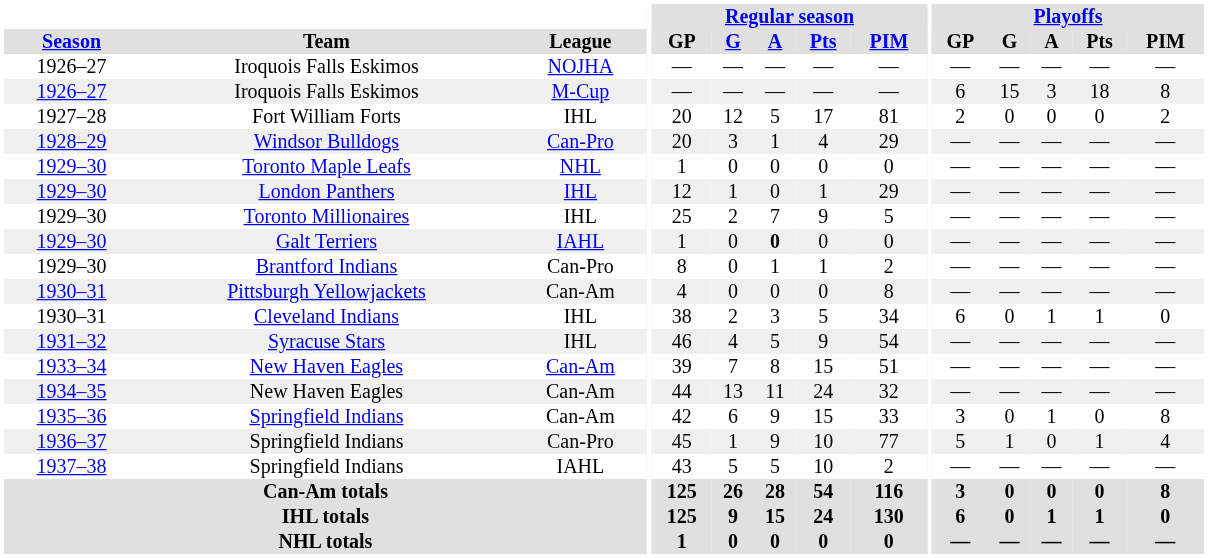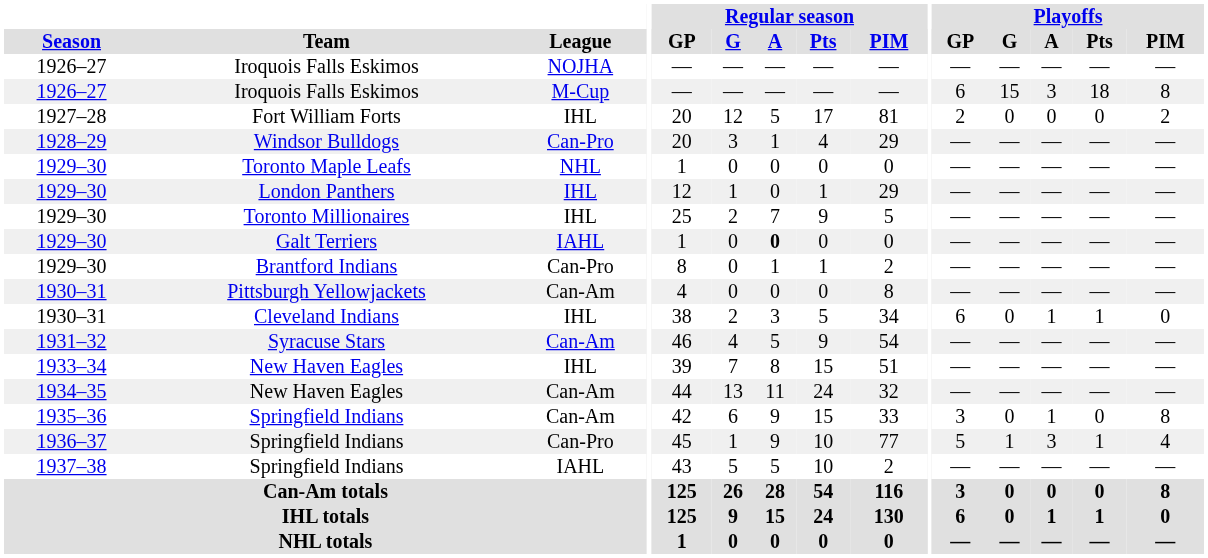(580, 341) IHL -> (580, 341) Can-Am
(580, 366) Can-Am -> (580, 366) IHL
(1051, 441) 0 -> (1051, 441) 3
